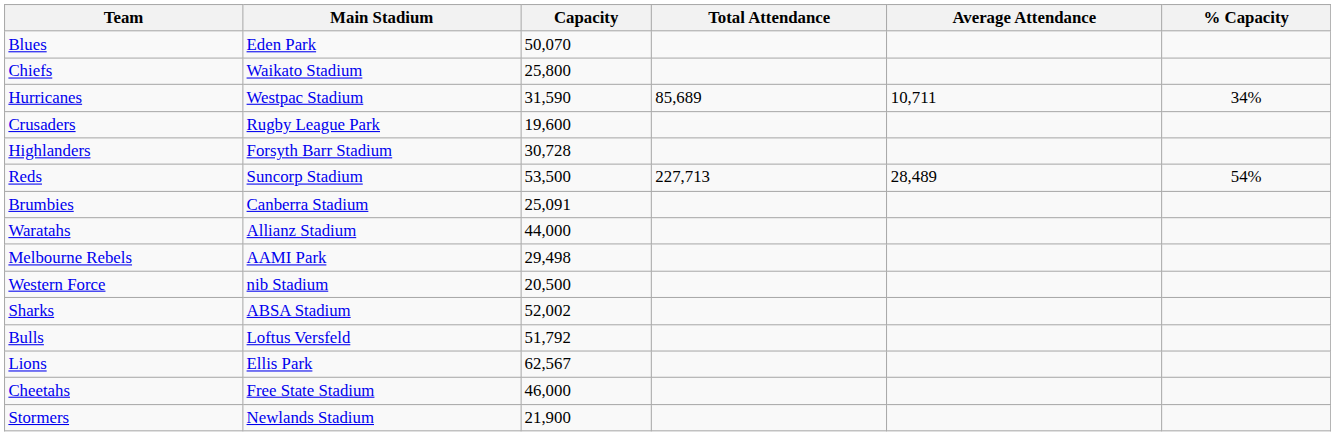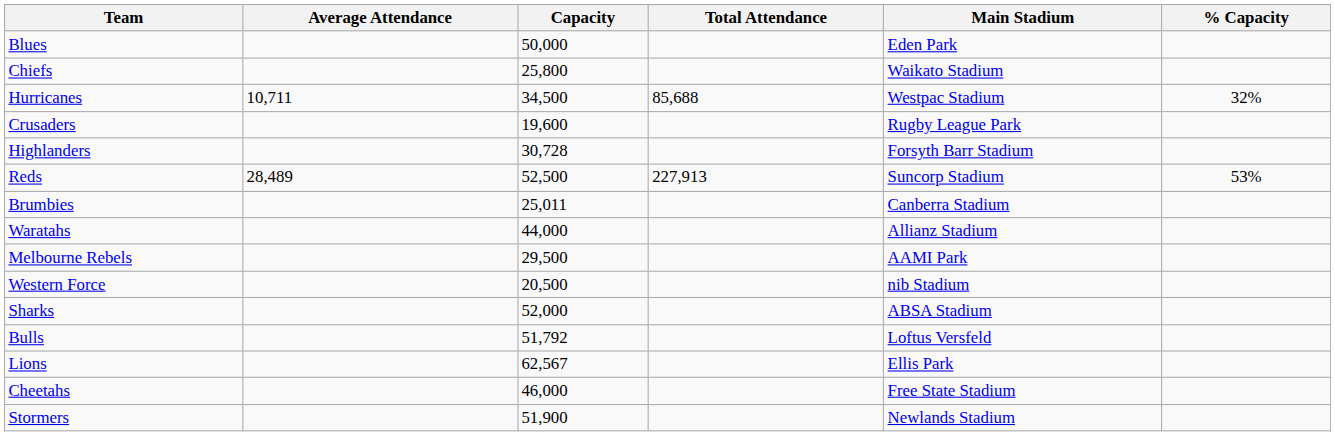columns swapped: (382, 17) <-> (1024, 17)
(548, 44) 50,070 -> (545, 44) 50,000
(548, 97) 31,590 -> (545, 97) 34,500
(678, 97) 85,689 -> (675, 97) 85,688
(1246, 97) 34% -> (1246, 97) 32%
(548, 177) 53,500 -> (545, 177) 52,500
(683, 177) 227,713 -> (679, 177) 227,913
(1246, 177) 54% -> (1246, 177) 53%
(548, 204) 25,091 -> (544, 204) 25,011
(548, 257) 29,498 -> (545, 257) 29,500
(548, 310) 52,002 -> (545, 310) 52,000
(548, 417) 21,900 -> (545, 417) 51,900
